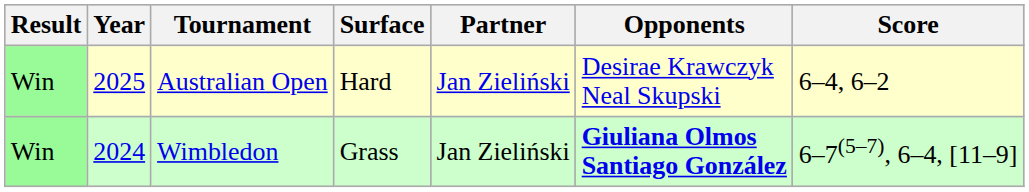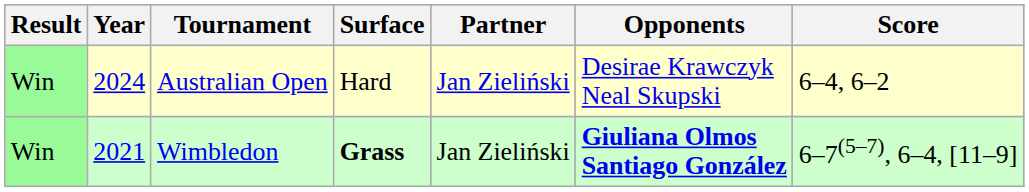(119, 80) 2025 -> (119, 80) 2024
(119, 151) 2024 -> (119, 151) 2021
(369, 151) normal -> (372, 151) bold
